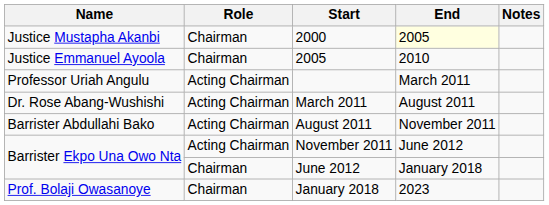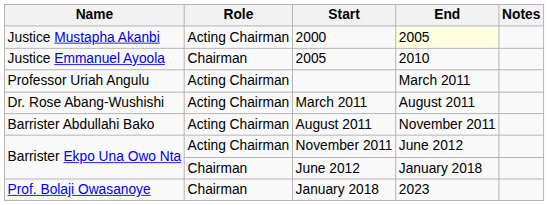(217, 37) Chairman -> (238, 37) Acting Chairman
